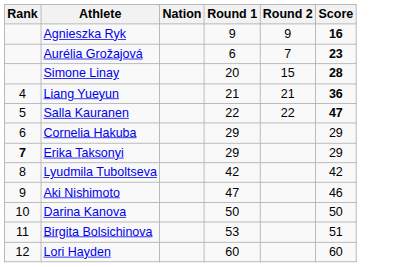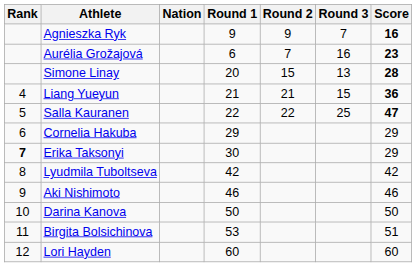+ column: (343, 14)
(232, 152) 29 -> (232, 152) 30
(232, 192) 47 -> (232, 192) 46
